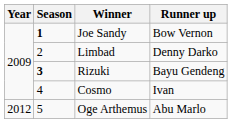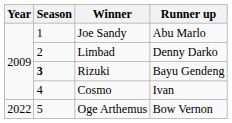(40, 33) bold -> (40, 33) normal
(183, 33) Bow Vernon -> (179, 33) Abu Marlo
(19, 109) 2012 -> (19, 109) 2022
(179, 109) Abu Marlo -> (183, 109) Bow Vernon
